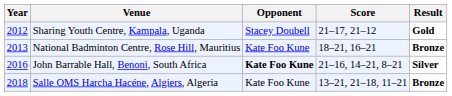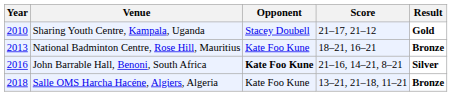(17, 30) 2012 -> (17, 30) 2010
